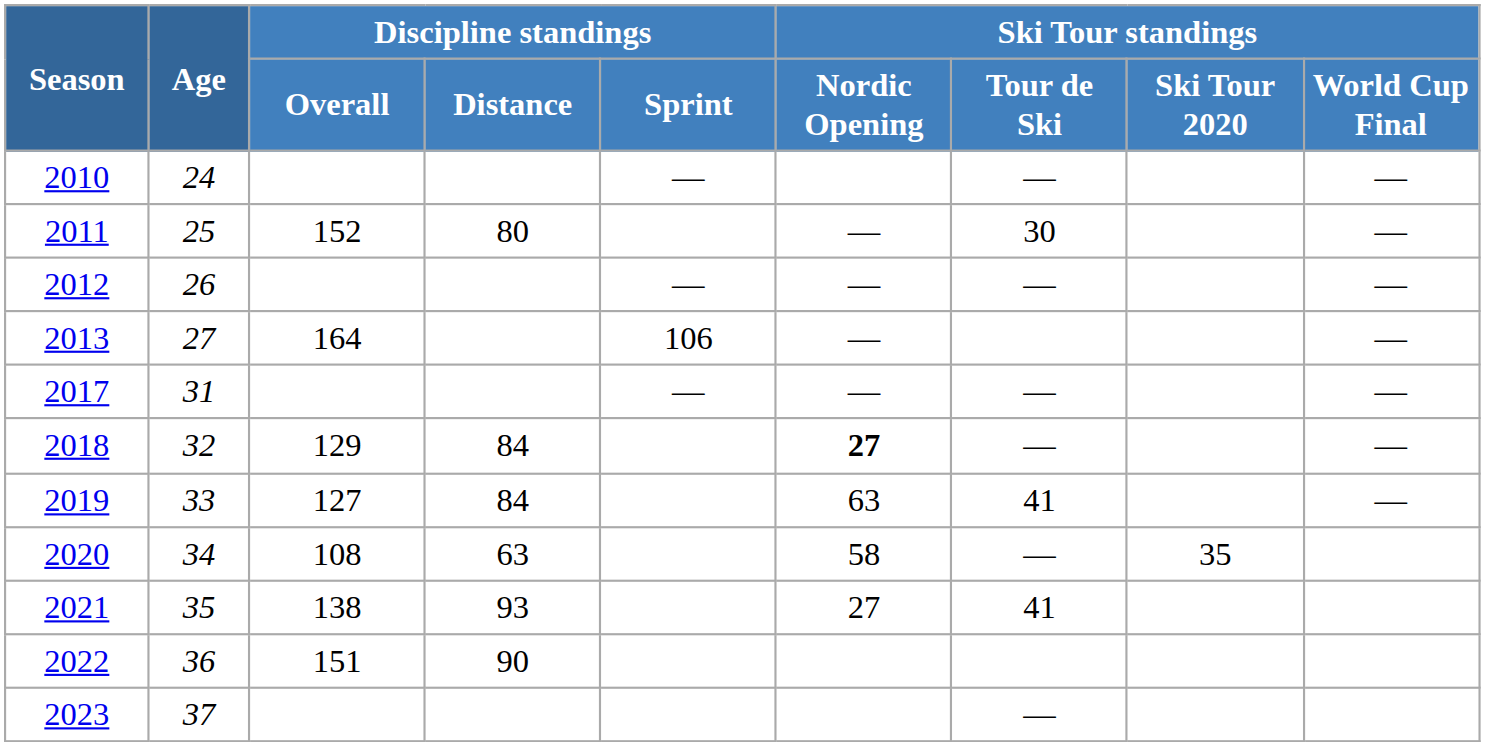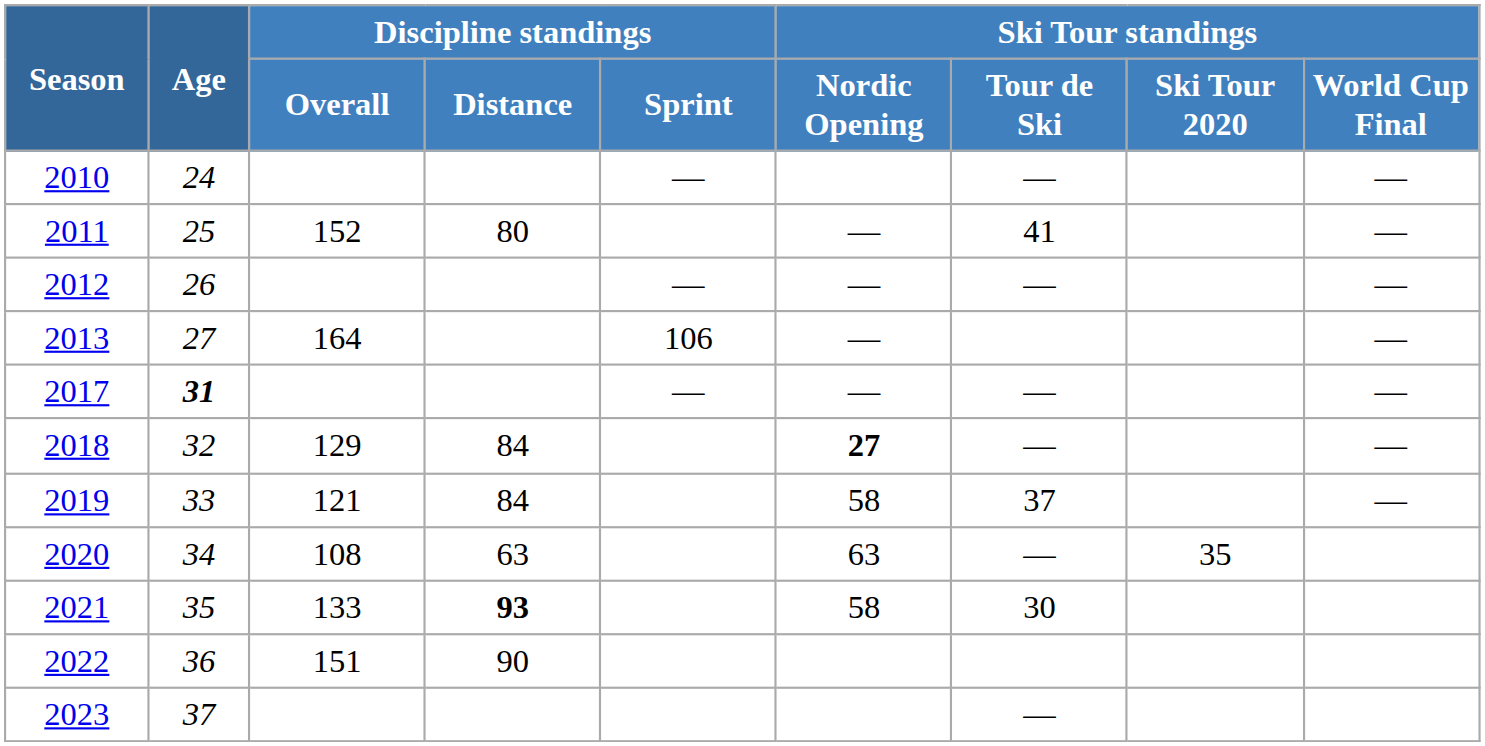(1040, 230) 30 -> (1040, 230) 41
(199, 391) normal -> (199, 391) bold
(337, 499) 127 -> (337, 499) 121
(864, 499) 63 -> (864, 499) 58
(1040, 499) 41 -> (1040, 499) 37
(864, 552) 58 -> (864, 552) 63
(337, 606) 138 -> (337, 606) 133
(513, 606) normal -> (513, 606) bold
(864, 606) 27 -> (864, 606) 58
(1040, 606) 41 -> (1040, 606) 30
